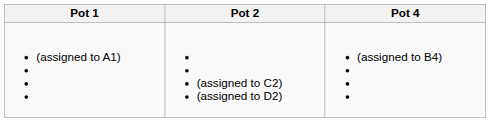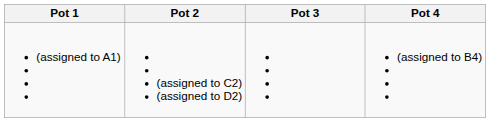+ column: (305, 13)
